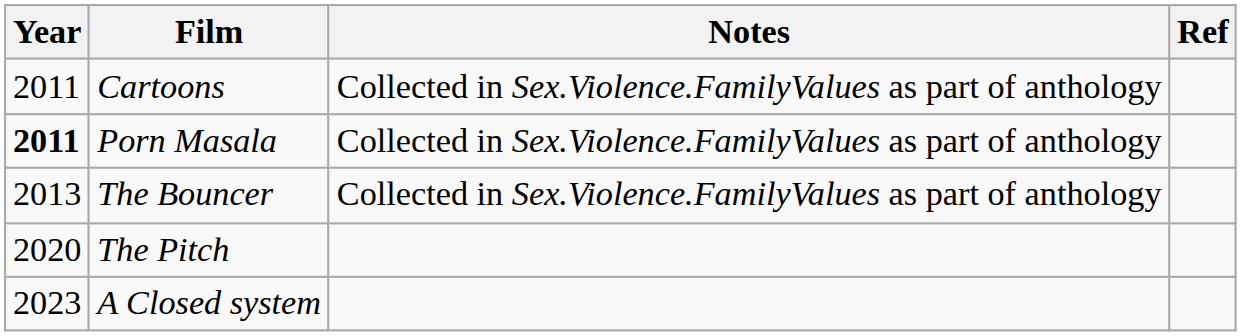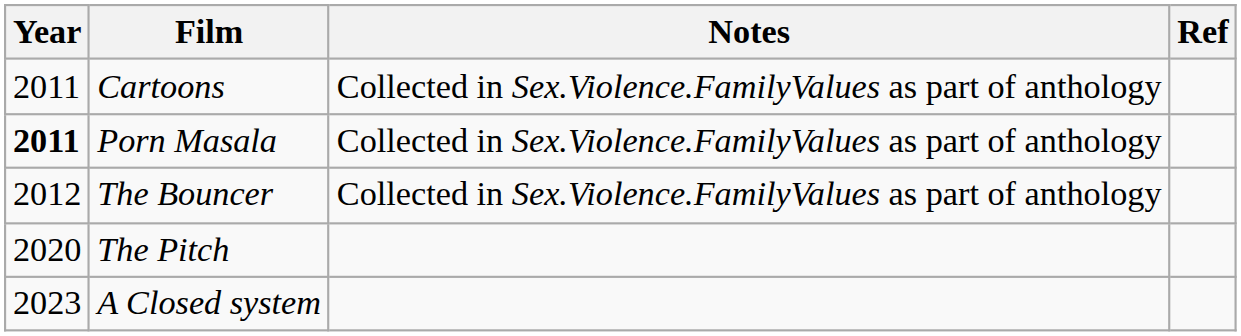(47, 194) 2013 -> (47, 194) 2012
